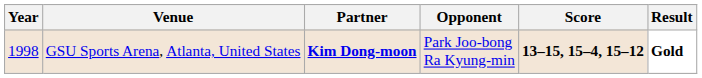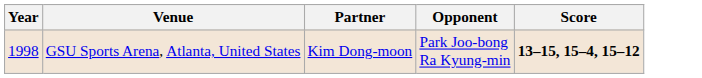- column: (672, 17)
(362, 51) bold -> (360, 51) normal
